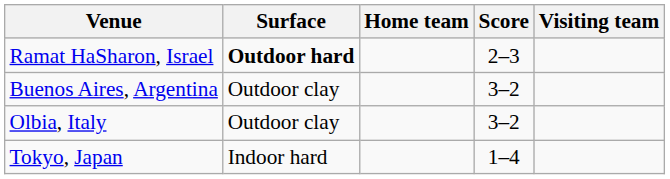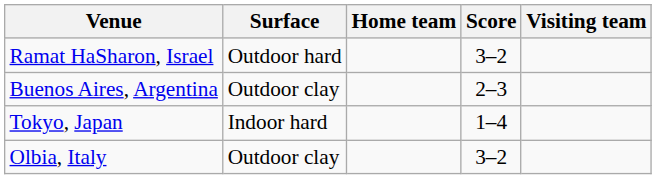(291, 55) bold -> (285, 55) normal
(504, 55) 2–3 -> (491, 55) 3–2
(504, 88) 3–2 -> (491, 88) 2–3
rows swapped: (66, 156) <-> (58, 122)
